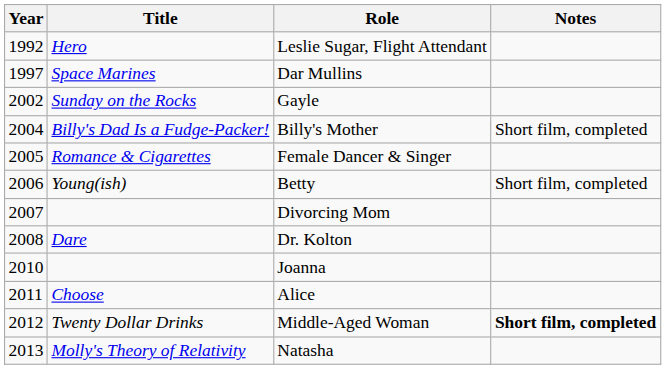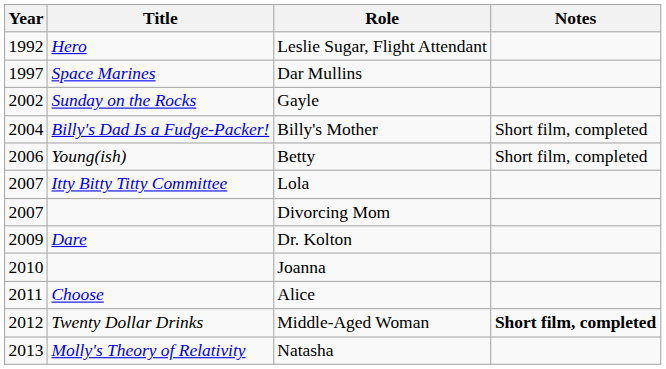- row: (364, 156)
+ row: (293, 184)
(26, 239) 2008 -> (26, 239) 2009
